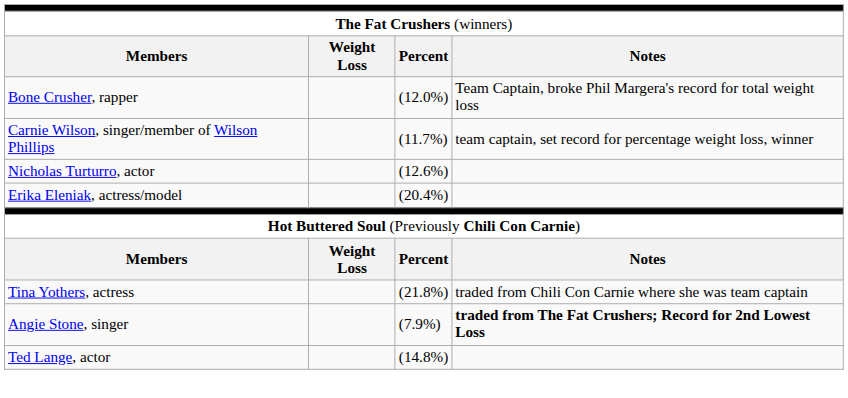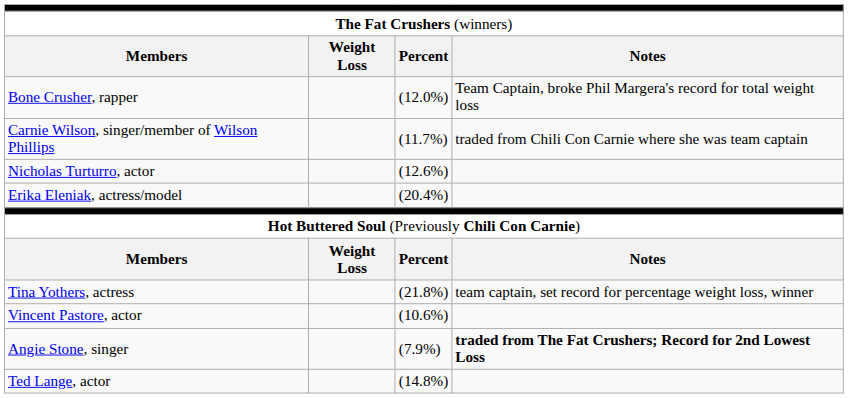(634, 138) team captain, set record for percentage weight loss, winner -> (632, 138) traded from Chili Con Carnie where she was team captain
(632, 291) traded from Chili Con Carnie where she was team captain -> (634, 291) team captain, set record for percentage weight loss, winner
+ row: (75, 315)
